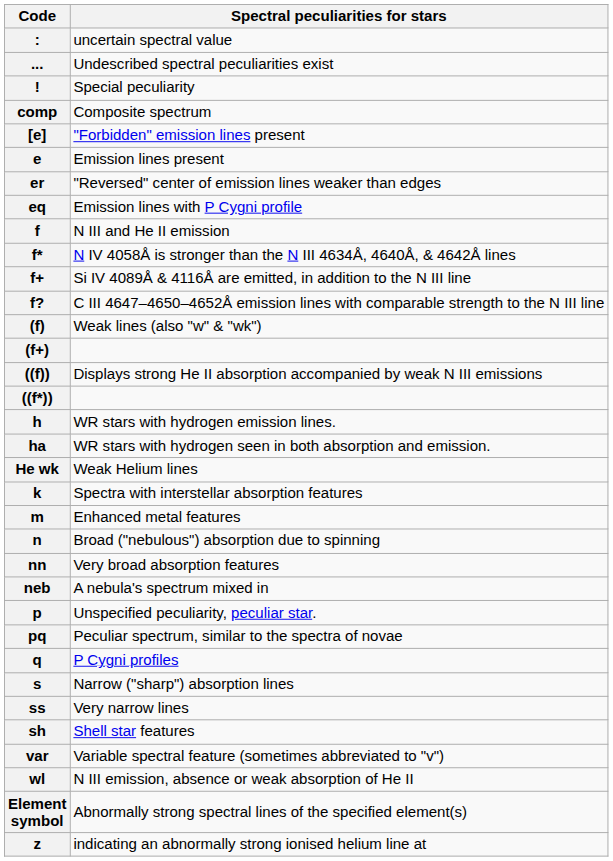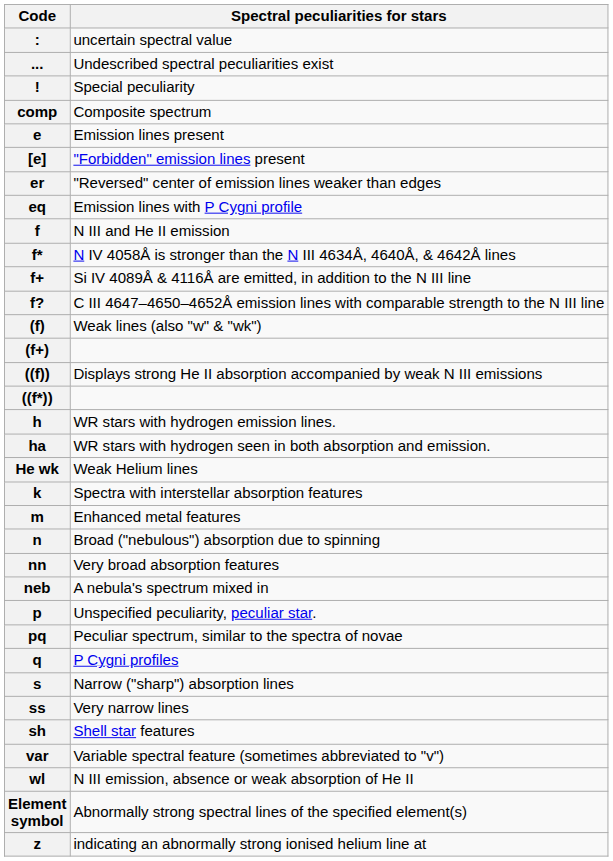rows swapped: (37, 159) <-> (37, 135)
